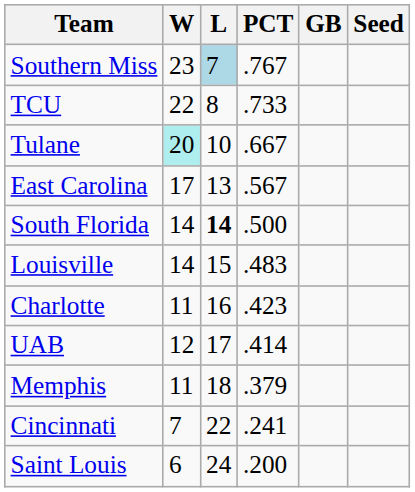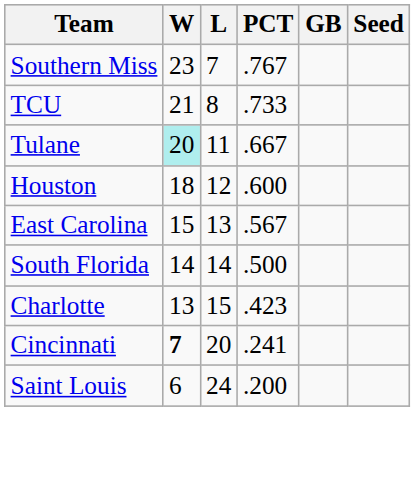(212, 64) lightblue background -> (212, 64) no background
(182, 104) 22 -> (182, 104) 21
(219, 144) 10 -> (218, 144) 11
+ row: (53, 184)
(182, 184) 17 -> (182, 225) 15
(219, 225) bold -> (219, 265) normal
- row: (62, 265)
(181, 305) 11 -> (182, 305) 13
(219, 305) 16 -> (219, 305) 15
- row: (37, 345)
- row: (58, 385)
(175, 425) normal -> (175, 345) bold
(219, 425) 22 -> (219, 345) 20
